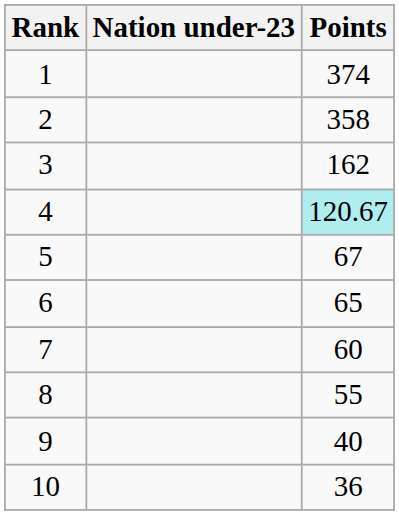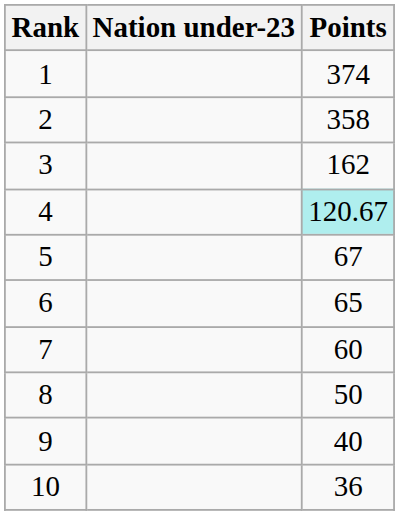(348, 394) 55 -> (348, 394) 50
